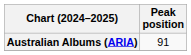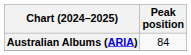(163, 42) 91 -> (163, 42) 84
